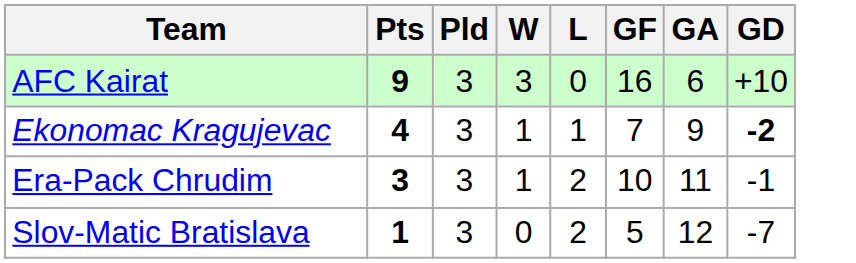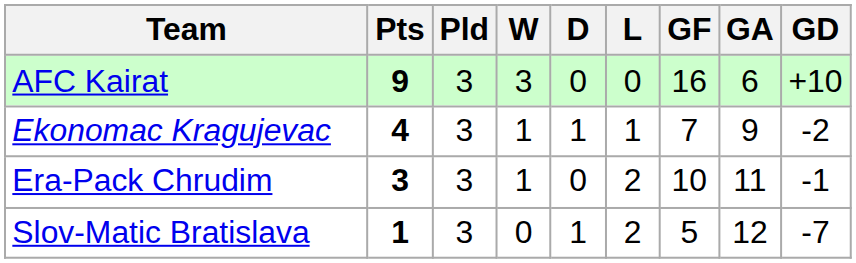+ column: (578, 29)
(761, 130) bold -> (815, 130) normal
